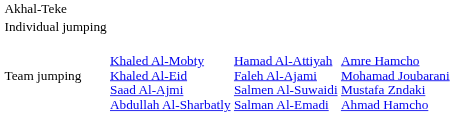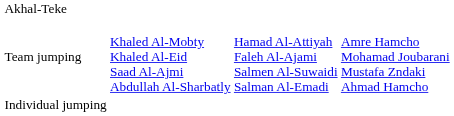rows swapped: (56, 27) <-> (43, 75)
